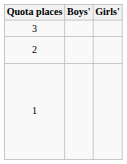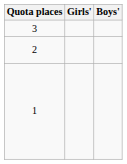columns swapped: (79, 12) <-> (108, 12)
